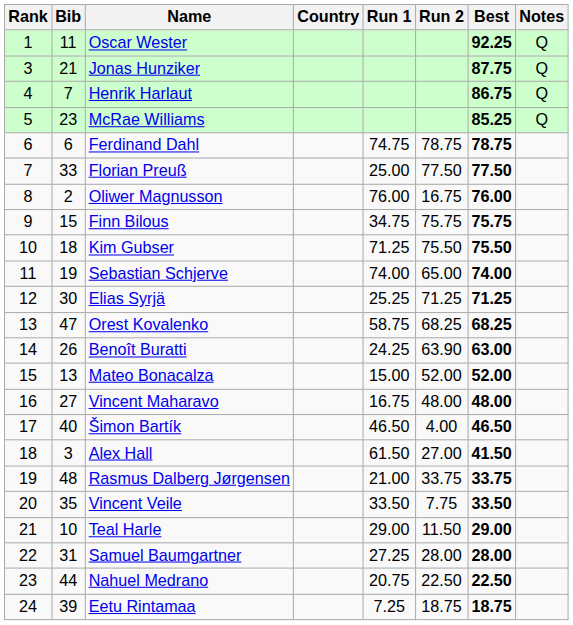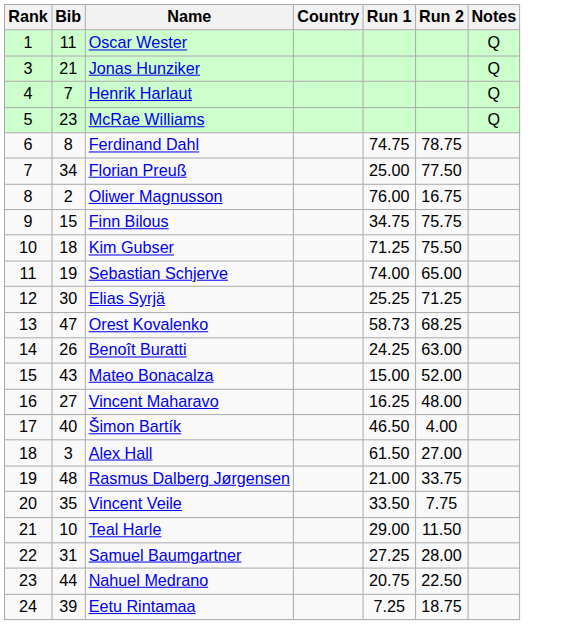- column: (492, 17)
(68, 145) 6 -> (68, 145) 8
(68, 171) 33 -> (68, 171) 34
(389, 324) 58.75 -> (389, 324) 58.73
(442, 350) 63.90 -> (442, 350) 63.00
(68, 376) 13 -> (68, 376) 43
(389, 401) 16.75 -> (389, 401) 16.25
